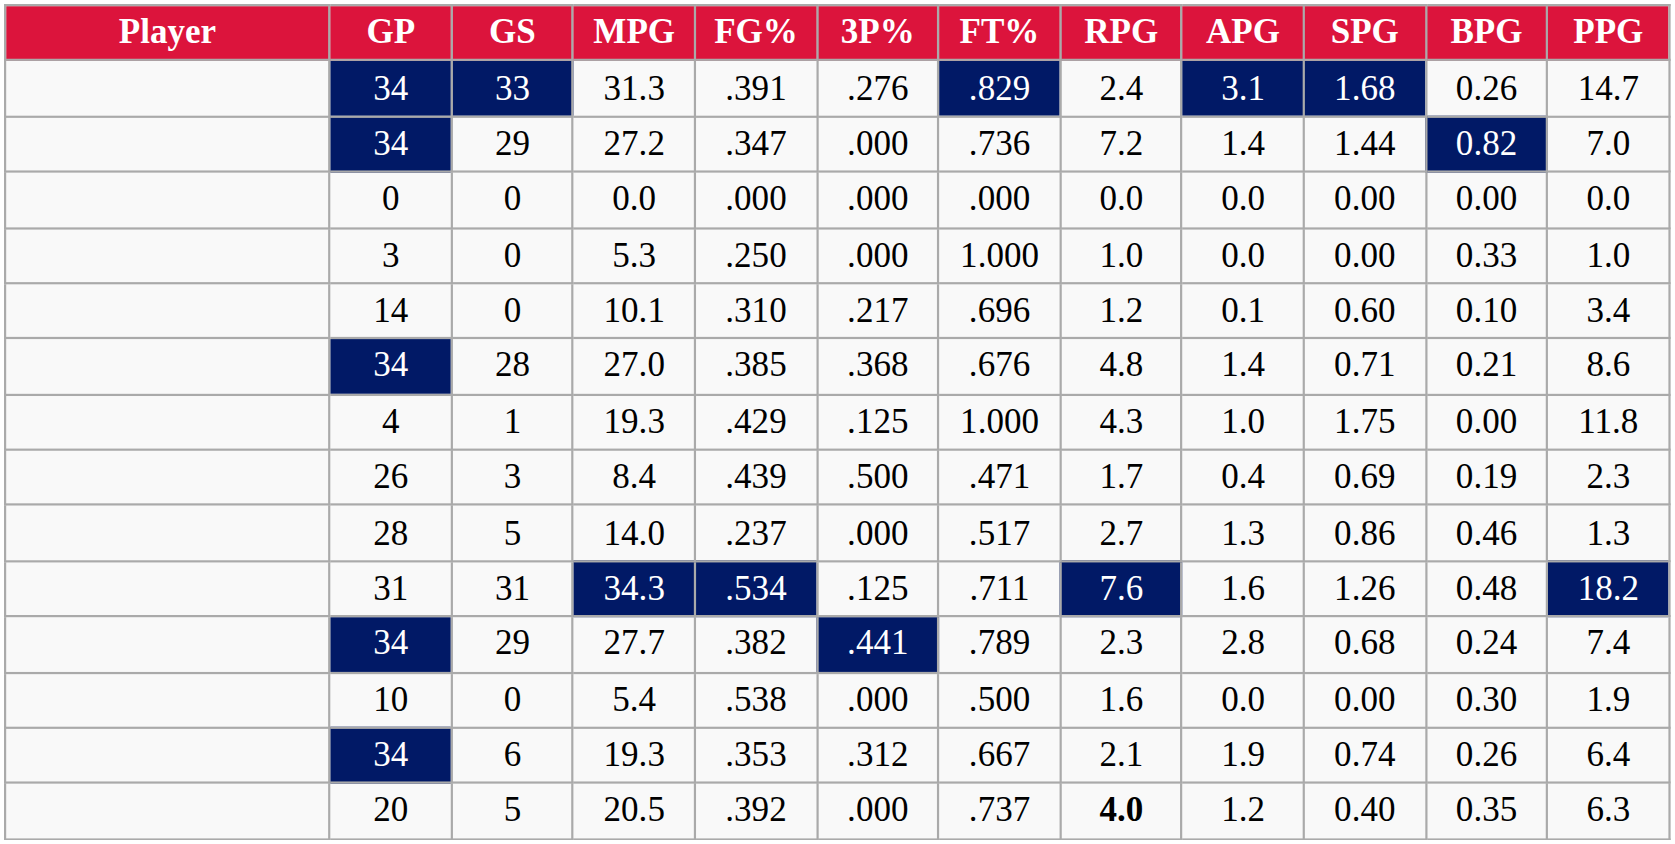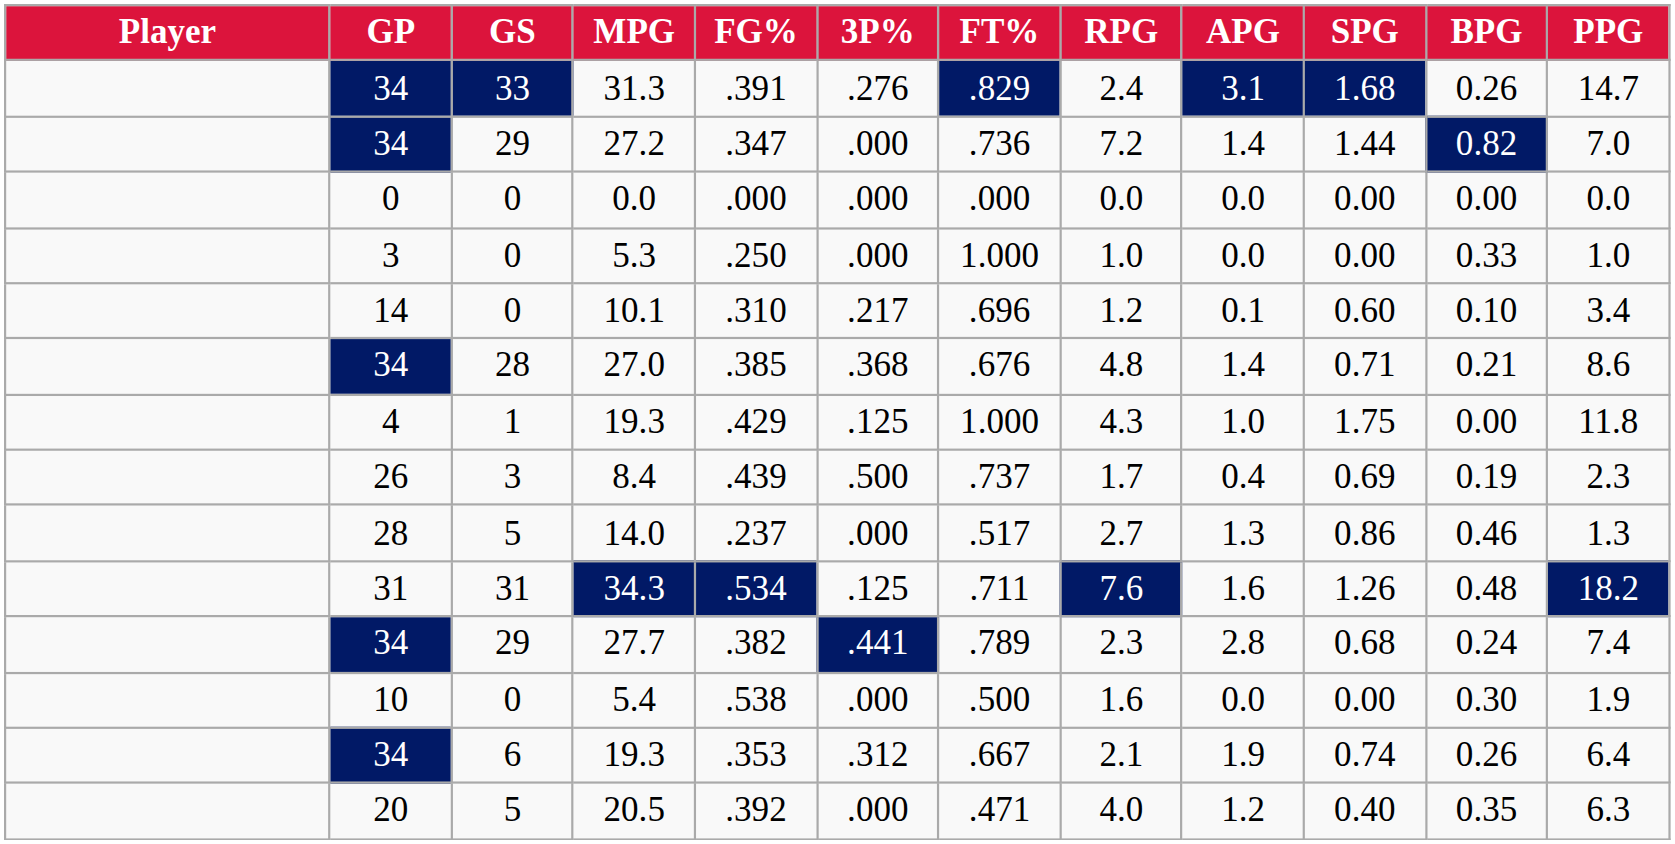(1000, 476) .471 -> (1000, 476) .737
(1000, 810) .737 -> (1000, 810) .471
(1121, 810) bold -> (1121, 810) normal
